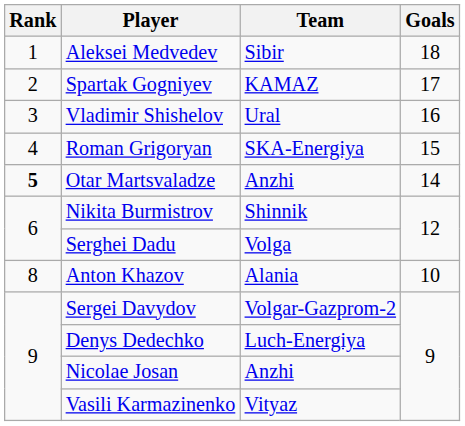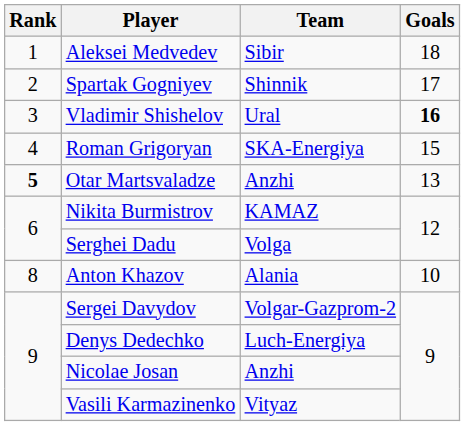(282, 84) KAMAZ -> (276, 84) Shinnik
(430, 116) normal -> (430, 116) bold
(430, 180) 14 -> (430, 180) 13
(276, 212) Shinnik -> (282, 212) KAMAZ
